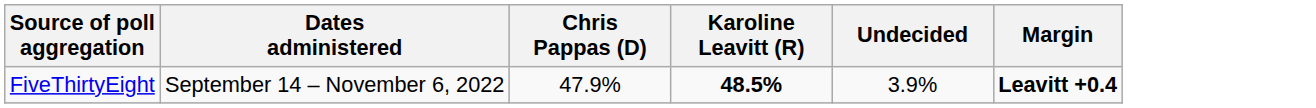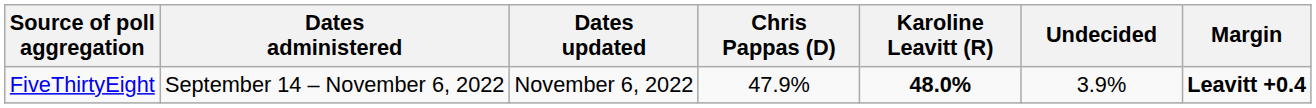+ column: (604, 35)
(751, 84) 48.5% -> (940, 84) 48.0%
